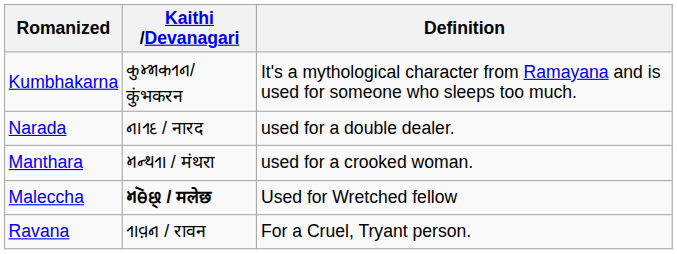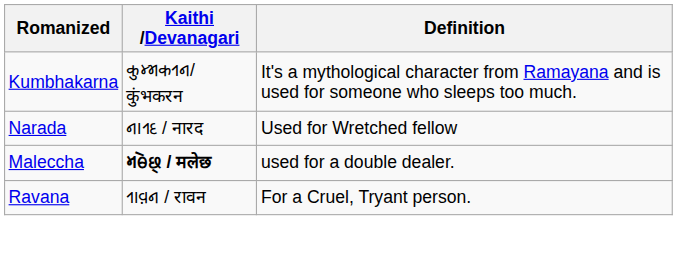(358, 128) used for a double dealer. -> (359, 128) Used for Wretched fellow
- row: (46, 162)
(359, 197) Used for Wretched fellow -> (358, 162) used for a double dealer.
